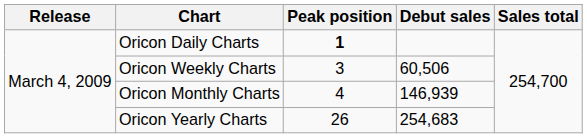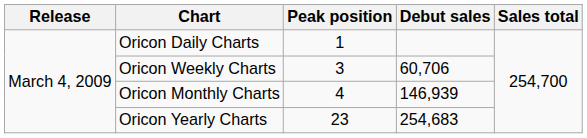(340, 42) bold -> (340, 42) normal
(424, 68) 60,506 -> (424, 68) 60,706
(340, 119) 26 -> (340, 119) 23
